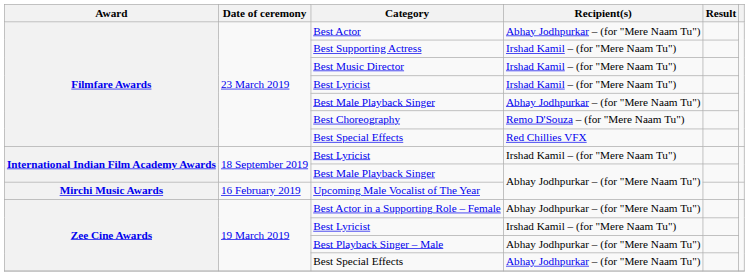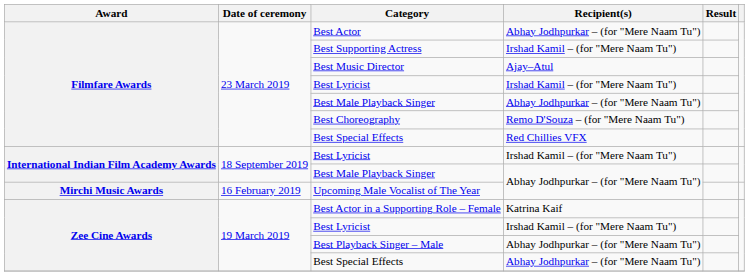(591, 66) Irshad Kamil – (for "Mere Naam Tu") -> (530, 66) Ajay–Atul
(603, 208) Abhay Jodhpurkar – (for "Mere Naam Tu") -> (534, 208) Katrina Kaif
